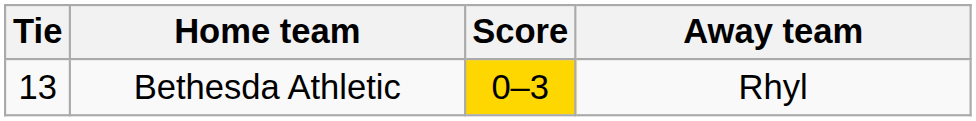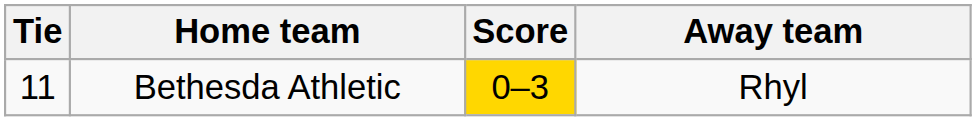(38, 86) 13 -> (38, 86) 11
